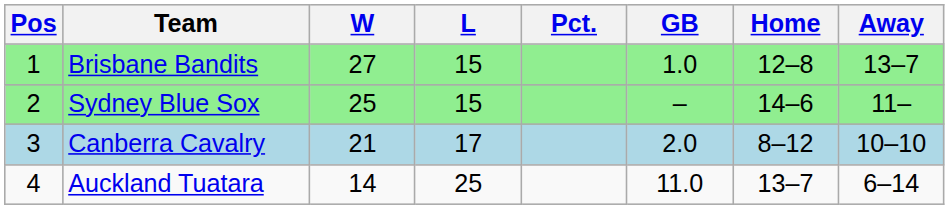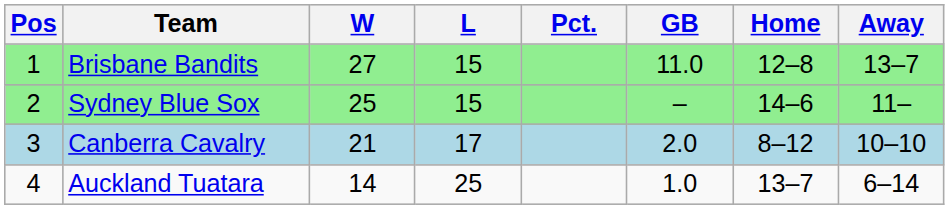(680, 64) 1.0 -> (680, 64) 11.0
(680, 183) 11.0 -> (680, 183) 1.0
